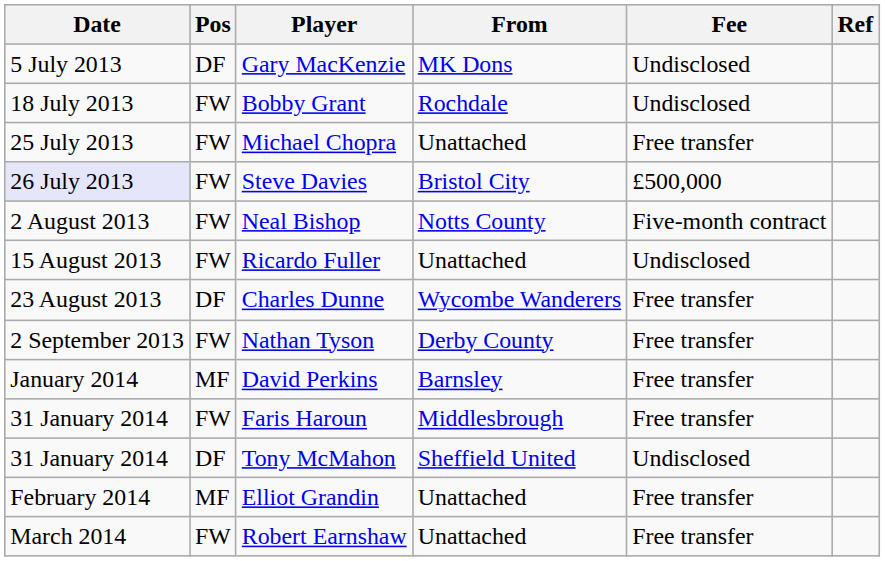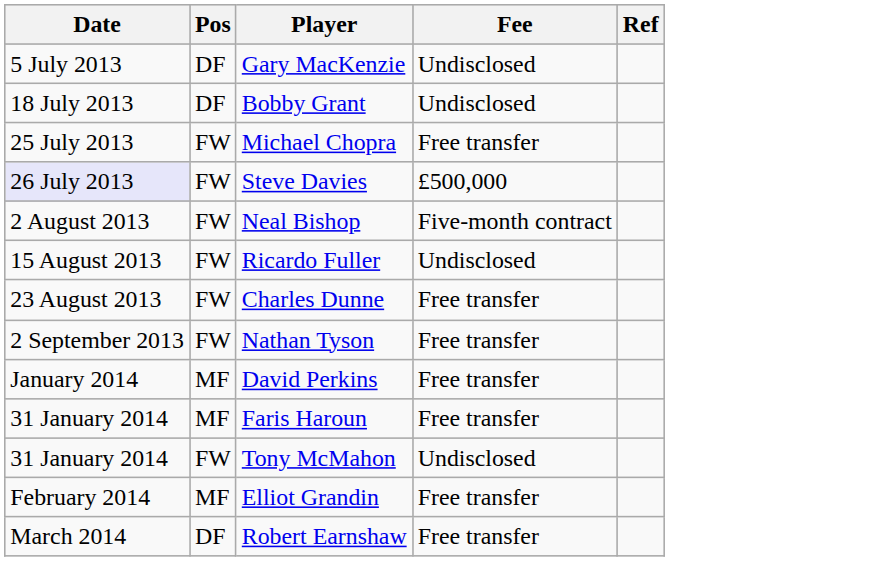- column: (519, 24)
(213, 103) FW -> (210, 103) DF
(210, 299) DF -> (213, 299) FW
(213, 417) FW -> (212, 417) MF
(210, 457) DF -> (213, 457) FW
(213, 535) FW -> (210, 535) DF
